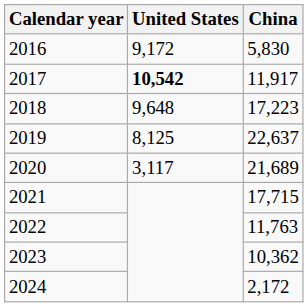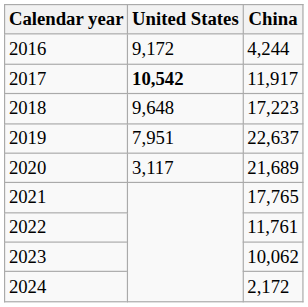(268, 49) 5,830 -> (268, 49) 4,244
(153, 138) 8,125 -> (153, 138) 7,951
(273, 197) 17,715 -> (273, 197) 17,765
(273, 227) 11,763 -> (273, 227) 11,761
(273, 256) 10,362 -> (273, 256) 10,062
